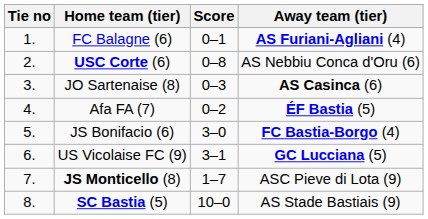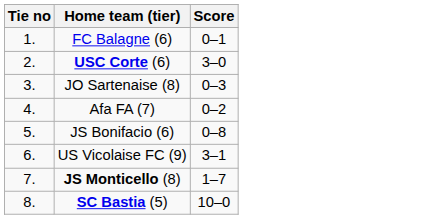- column: (331, 16)
(214, 62) 0–8 -> (214, 62) 3–0
(214, 132) 3–0 -> (214, 132) 0–8
